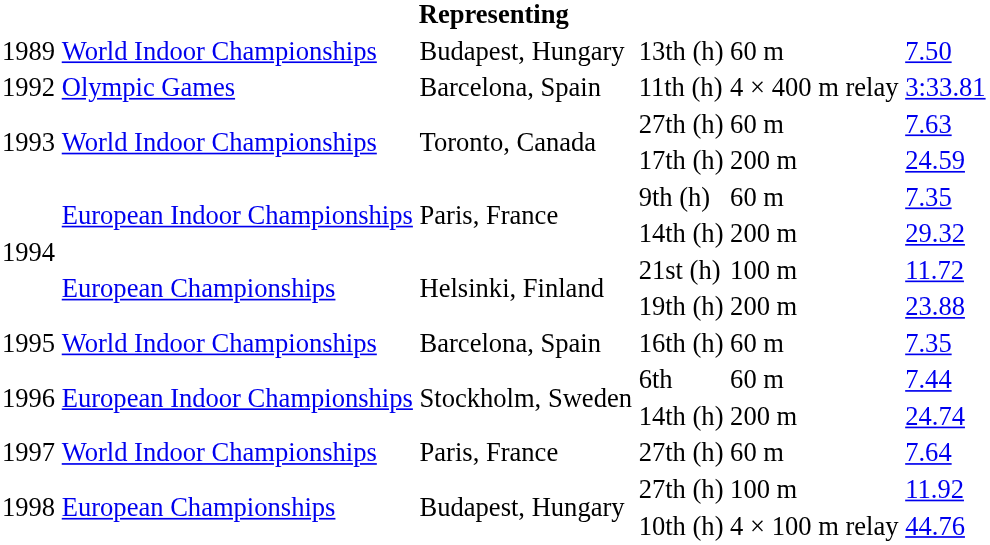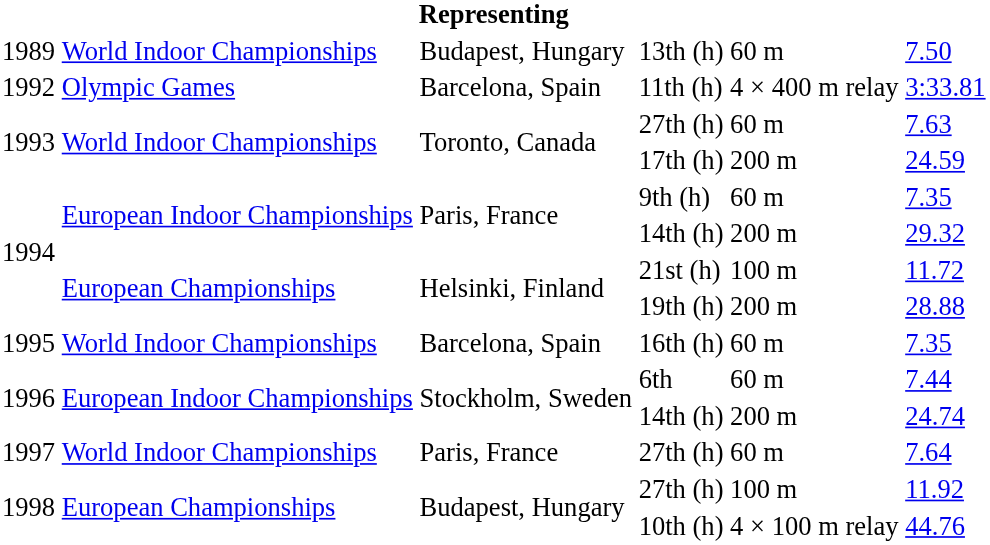(935, 306) 23.88 -> (935, 306) 28.88
